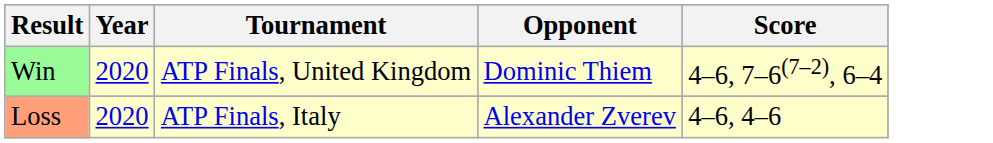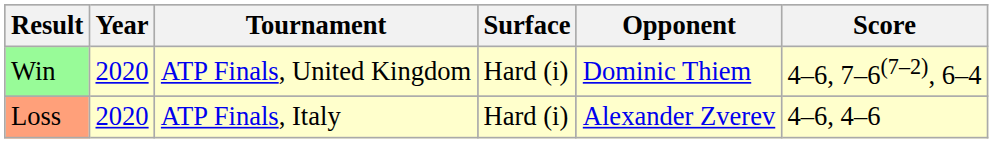+ column: (527, 25)
